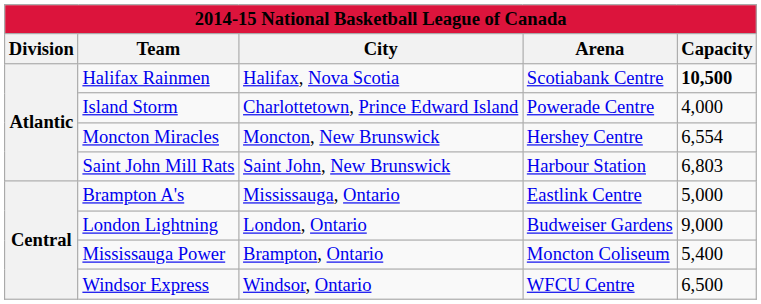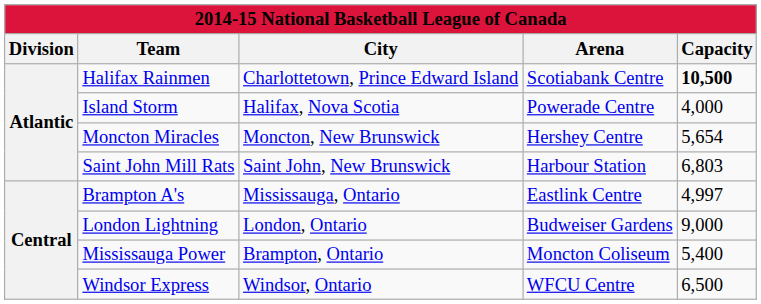(321, 78) Halifax, Nova Scotia -> (381, 78) Charlottetown, Prince Edward Island
(381, 107) Charlottetown, Prince Edward Island -> (321, 107) Halifax, Nova Scotia
(702, 136) 6,554 -> (702, 136) 5,654
(702, 195) 5,000 -> (702, 195) 4,997
